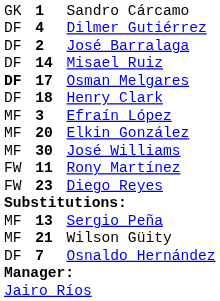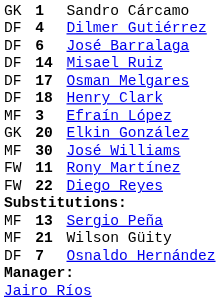(40, 46) 2 -> (40, 46) 6
(13, 81) bold -> (13, 81) normal
(13, 133) MF -> (13, 133) GK
(44, 186) 23 -> (44, 186) 22
